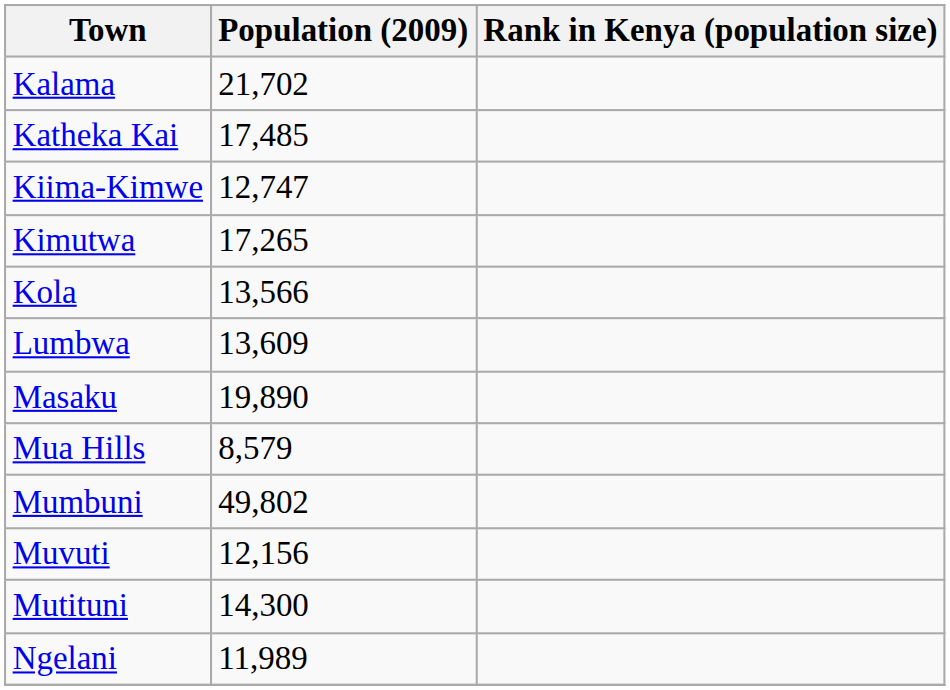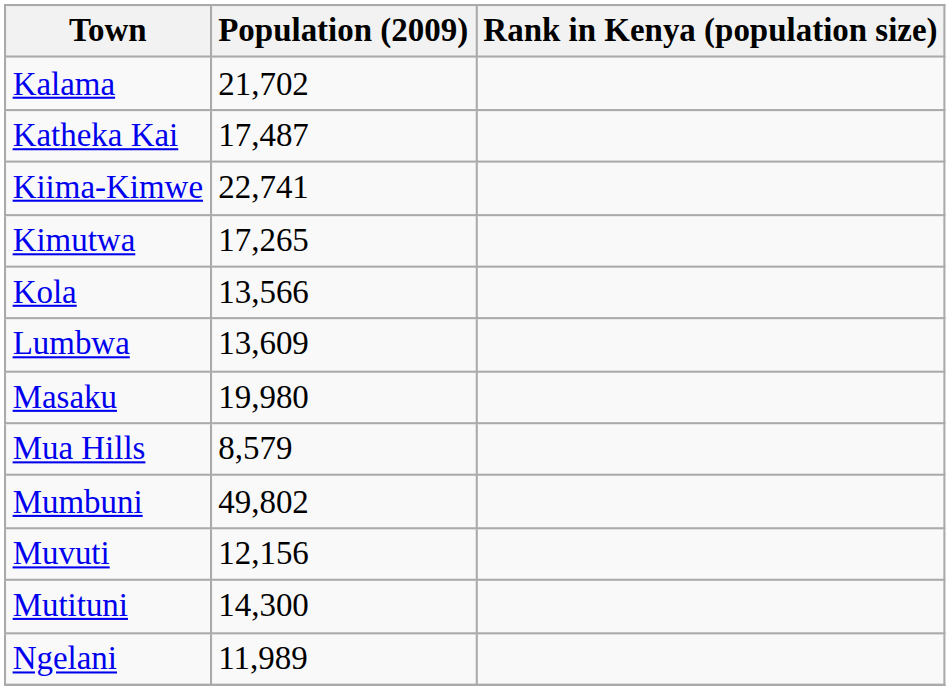(264, 135) 17,485 -> (264, 135) 17,487
(264, 187) 12,747 -> (264, 187) 22,741
(264, 396) 19,890 -> (264, 396) 19,980
